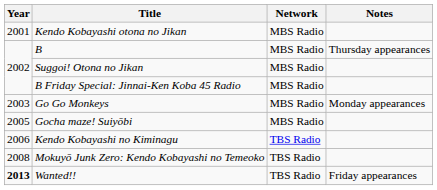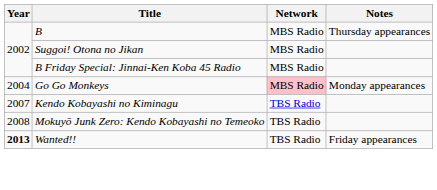- row: (111, 31)
(18, 103) 2003 -> (18, 85) 2004
(297, 103) no background -> (297, 85) pink background
- row: (84, 121)
(18, 139) 2006 -> (18, 103) 2007
